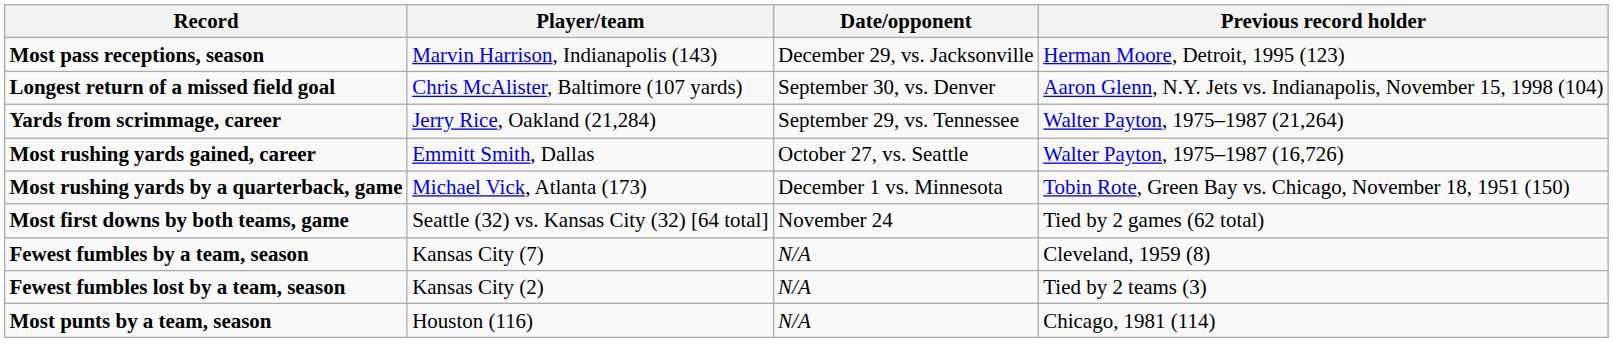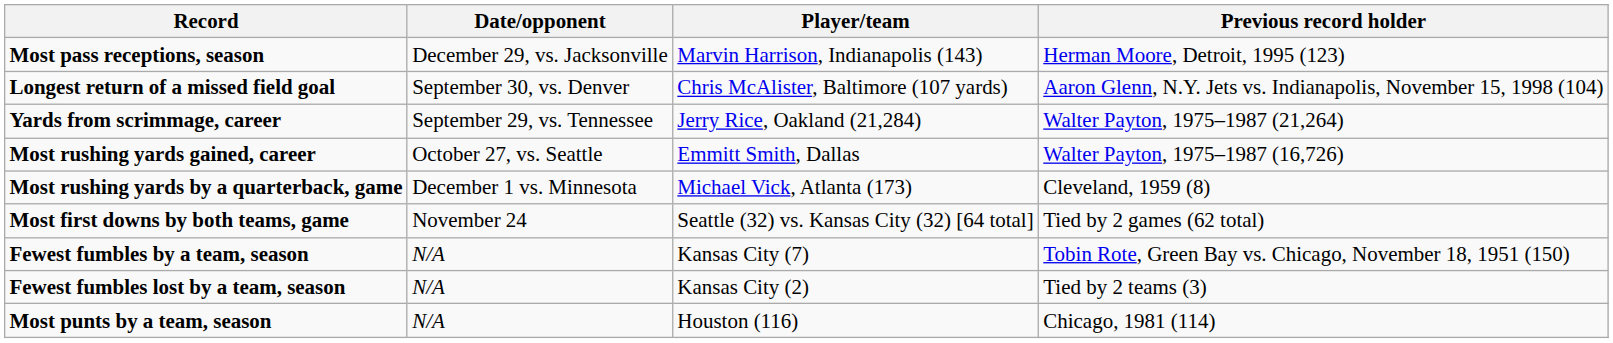columns swapped: (590, 21) <-> (906, 21)
(1307, 187) Tobin Rote, Green Bay vs. Chicago, November 18, 1951 (150) -> (1127, 187) Cleveland, 1959 (8)
(1127, 253) Cleveland, 1959 (8) -> (1307, 253) Tobin Rote, Green Bay vs. Chicago, November 18, 1951 (150)
